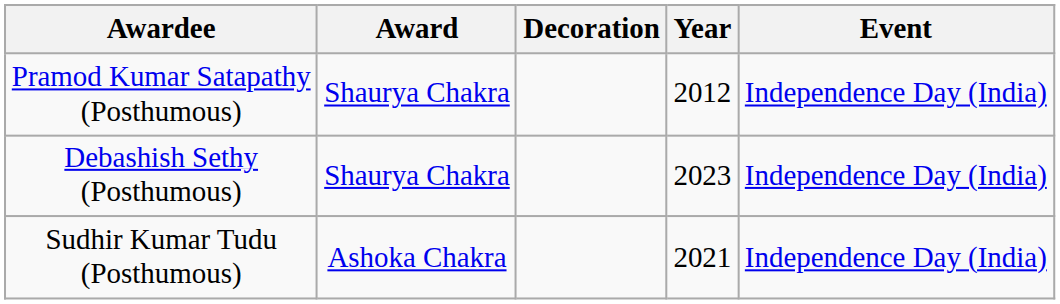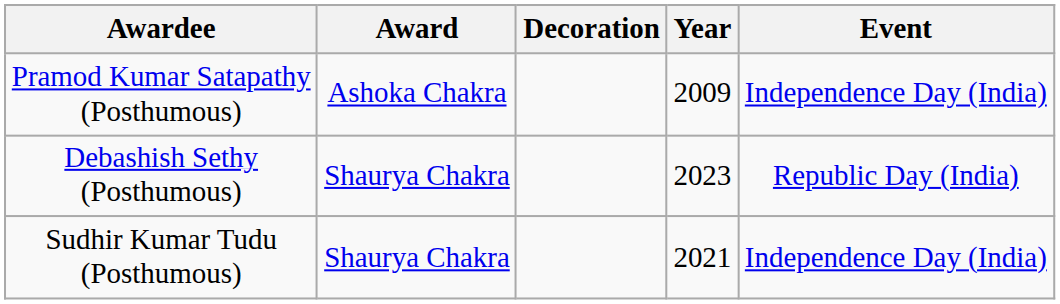(417, 93) Shaurya Chakra -> (417, 93) Ashoka Chakra
(702, 93) 2012 -> (702, 93) 2009
(896, 175) Independence Day (India) -> (896, 175) Republic Day (India)
(417, 257) Ashoka Chakra -> (417, 257) Shaurya Chakra
